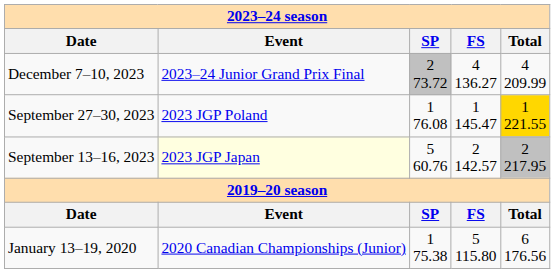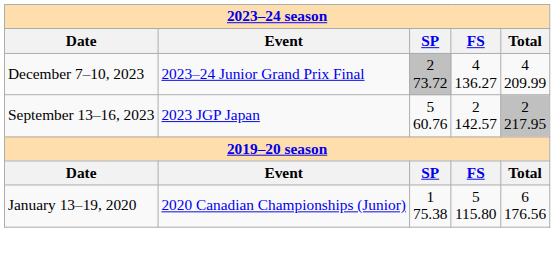- row: (81, 115)
(211, 157) lightyellow background -> (211, 115) no background
